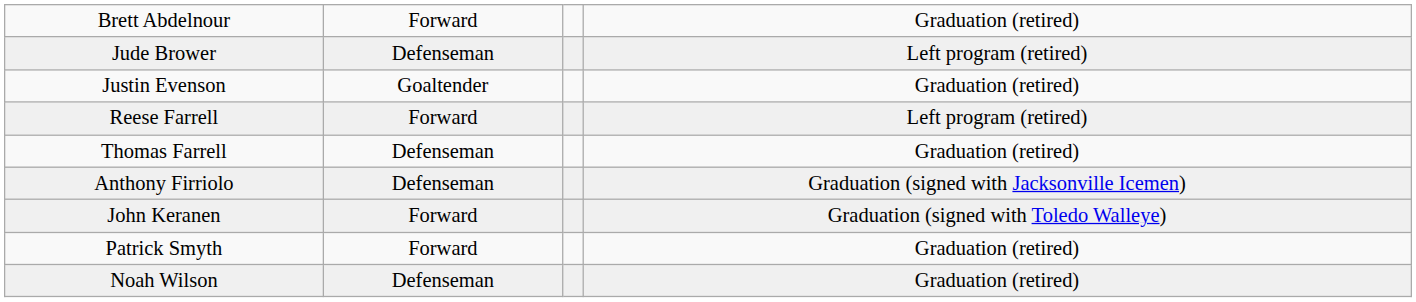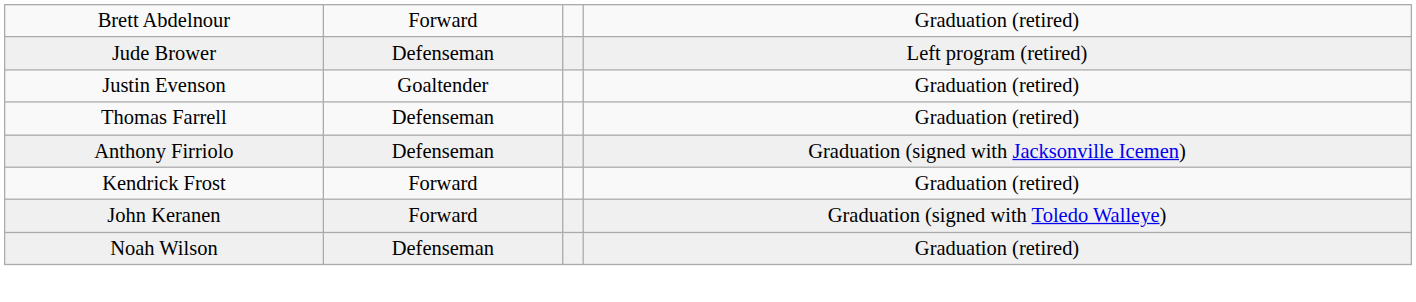- row: (164, 118)
+ row: (164, 183)
- row: (164, 248)
